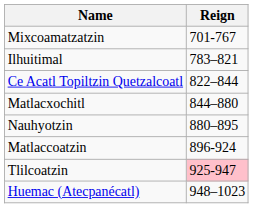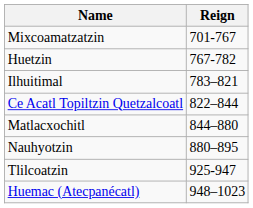+ row: (30, 59)
- row: (47, 147)
(213, 170) pink background -> (213, 170) no background
